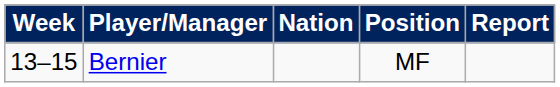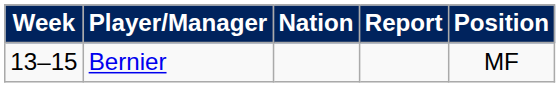columns swapped: (412, 23) <-> (510, 23)
